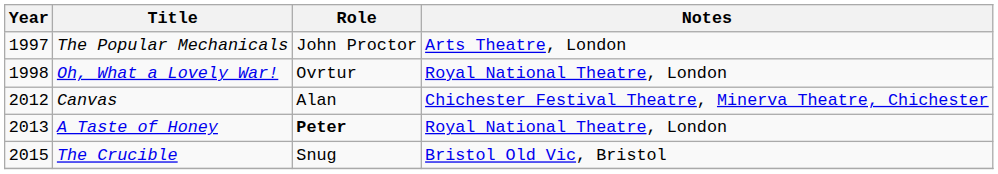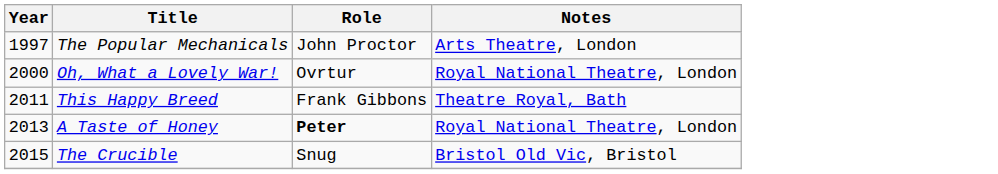(29, 73) 1998 -> (29, 73) 2000
+ row: (137, 100)
- row: (87, 100)
